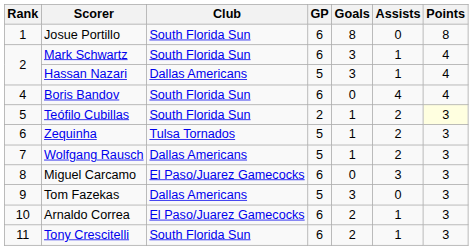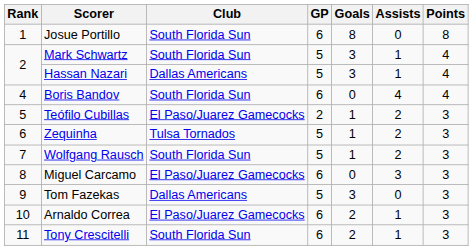(320, 54) 6 -> (320, 54) 5
(200, 114) South Florida Sun -> (227, 114) El Paso/Juarez Gamecocks
(446, 114) lightyellow background -> (446, 114) no background
(198, 154) Dallas Americans -> (200, 154) South Florida Sun
